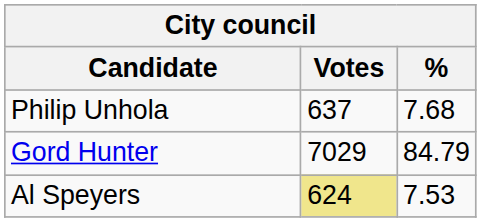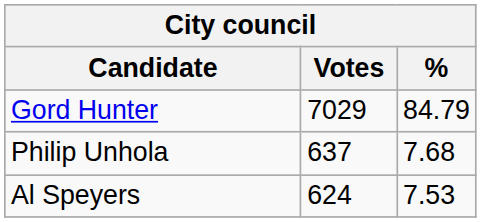rows swapped: (85, 152) <-> (90, 110)
(330, 195) khaki background -> (330, 195) no background
